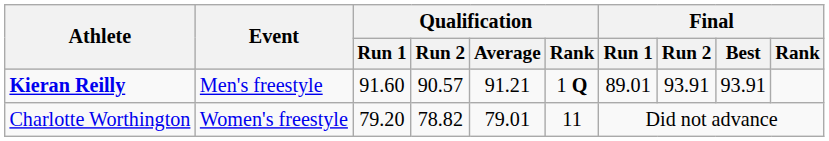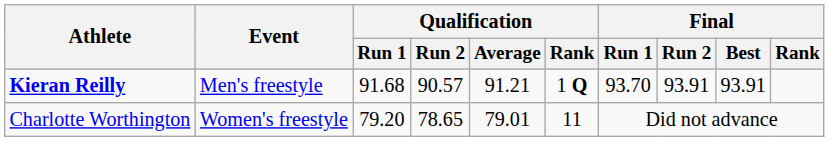(382, 86) 91.60 -> (382, 86) 91.68
(628, 86) 89.01 -> (628, 86) 93.70
(440, 119) 78.82 -> (440, 119) 78.65
